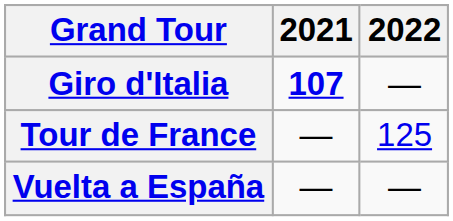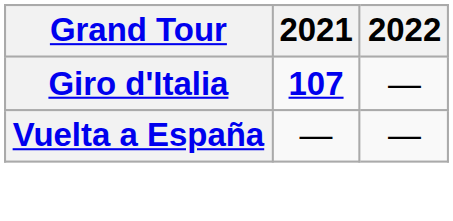- row: (138, 135)
